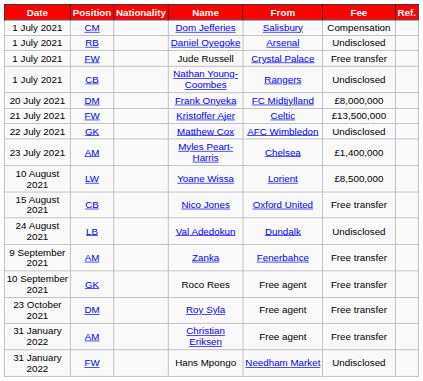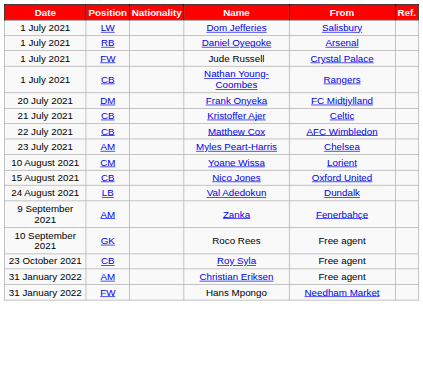- column: (359, 12)
(92, 28) CM -> (108, 28) LW
(92, 116) FW -> (108, 116) CB
(92, 132) GK -> (108, 132) CB
(92, 179) LW -> (108, 163) CM
(92, 311) DM -> (108, 262) CB
